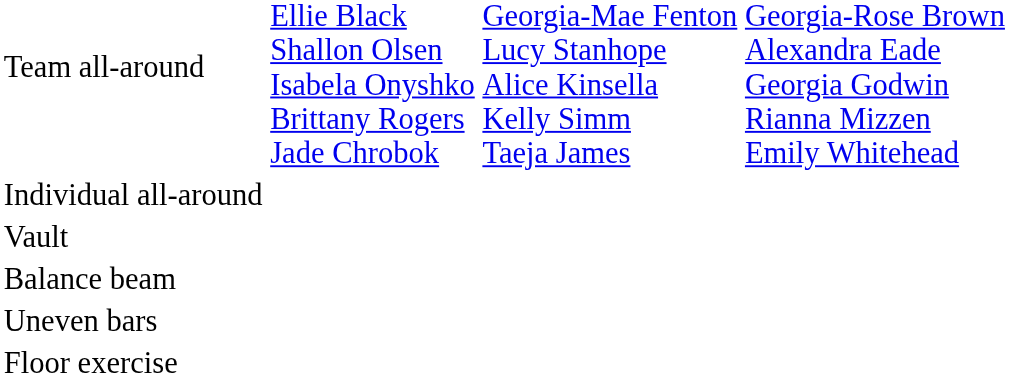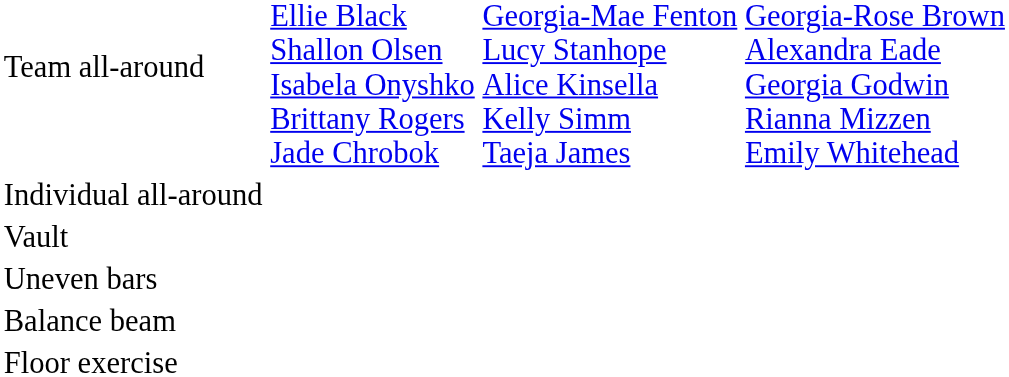rows swapped: (81, 321) <-> (90, 279)
